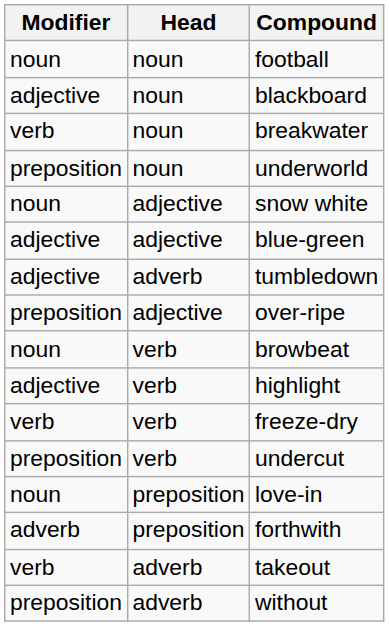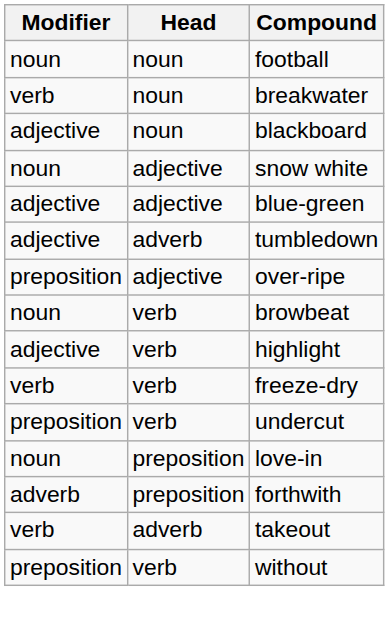rows swapped: (311, 95) <-> (312, 131)
- row: (312, 167)
(167, 603) adverb -> (155, 566) verb
